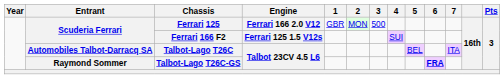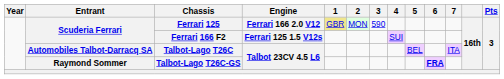(335, 24) no background -> (335, 24) khaki background
(378, 24) 500 -> (378, 24) 590
